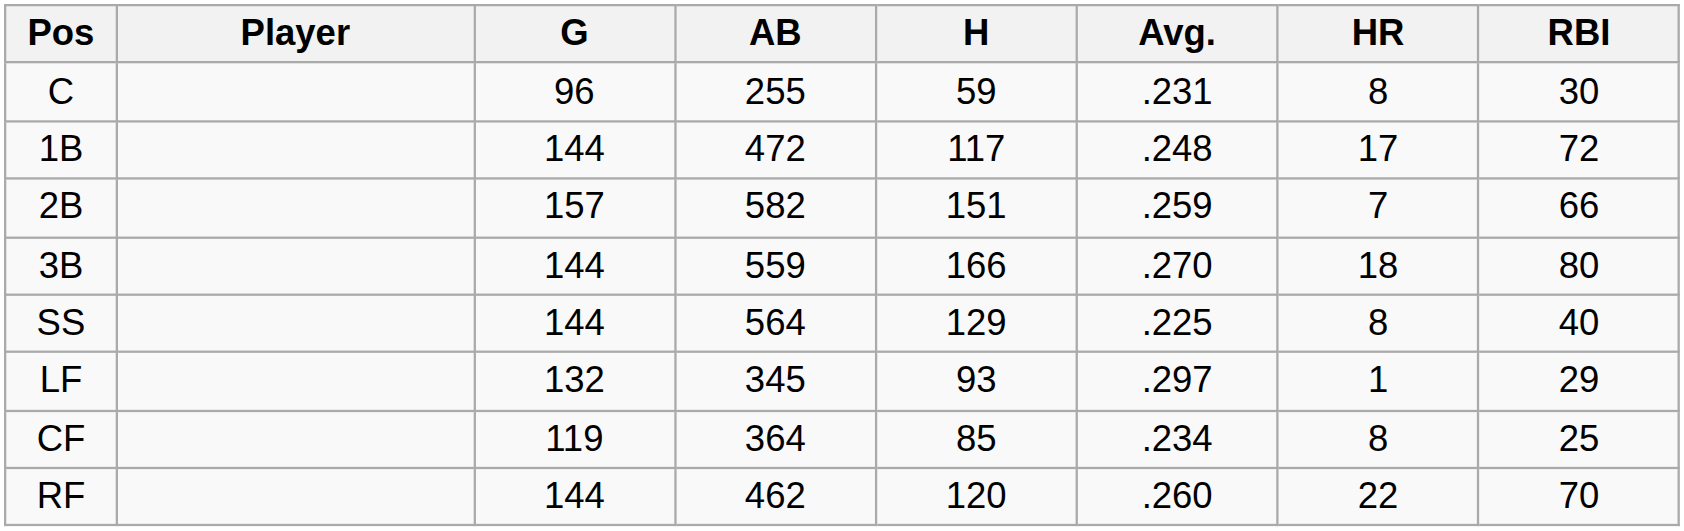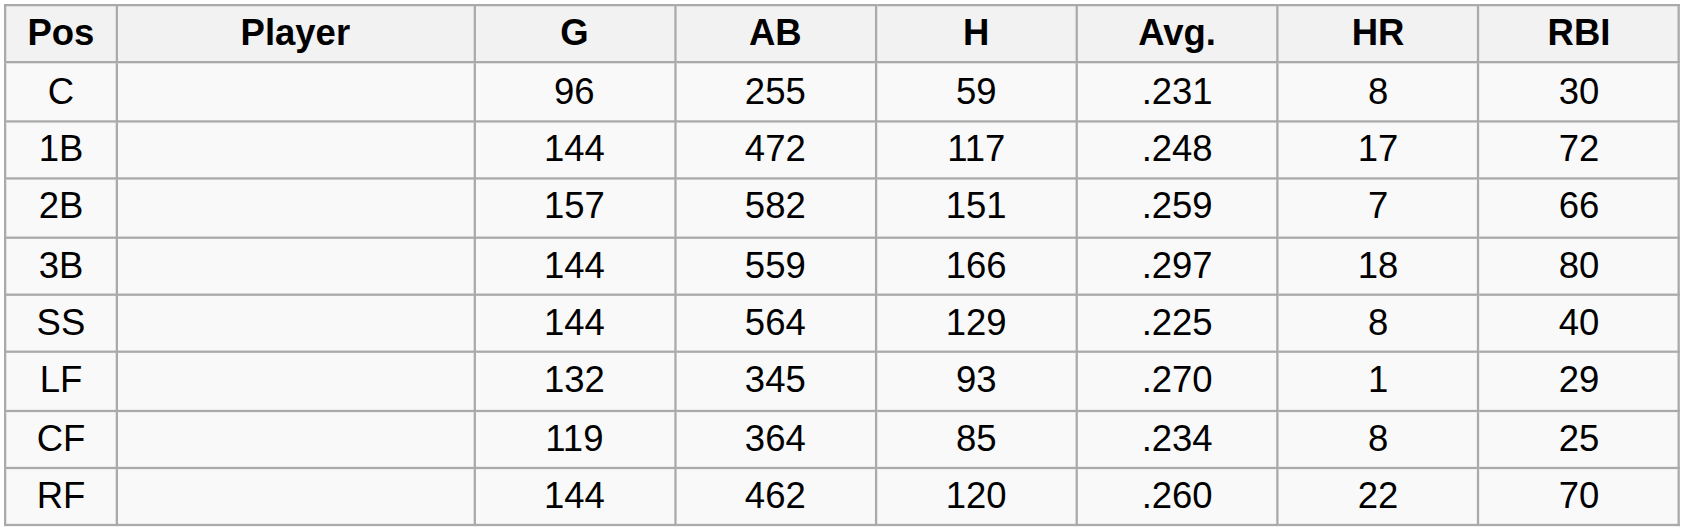(1177, 264) .270 -> (1177, 264) .297
(1177, 380) .297 -> (1177, 380) .270
